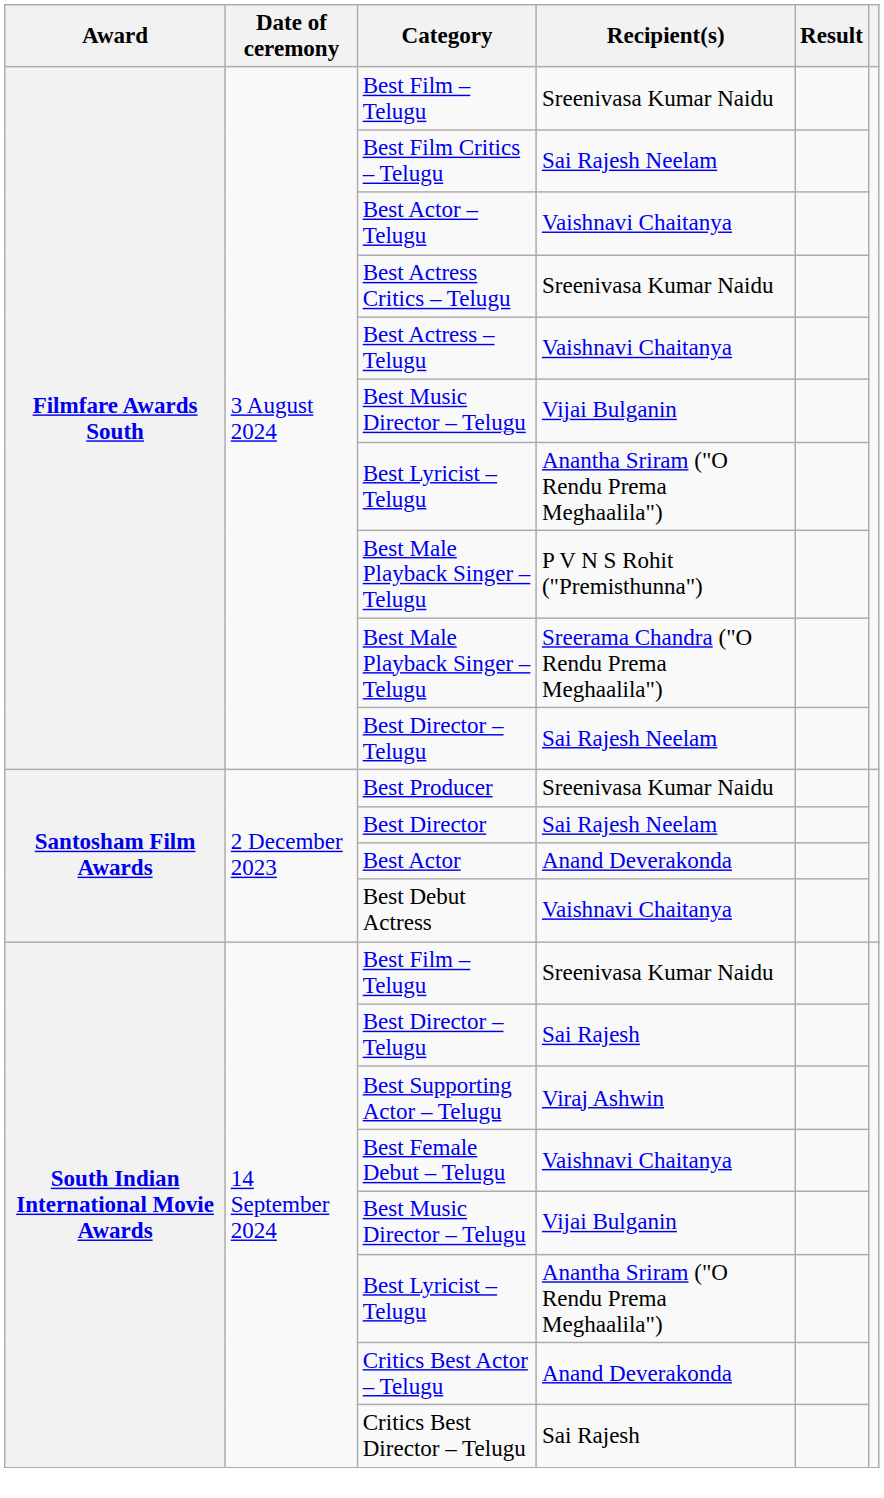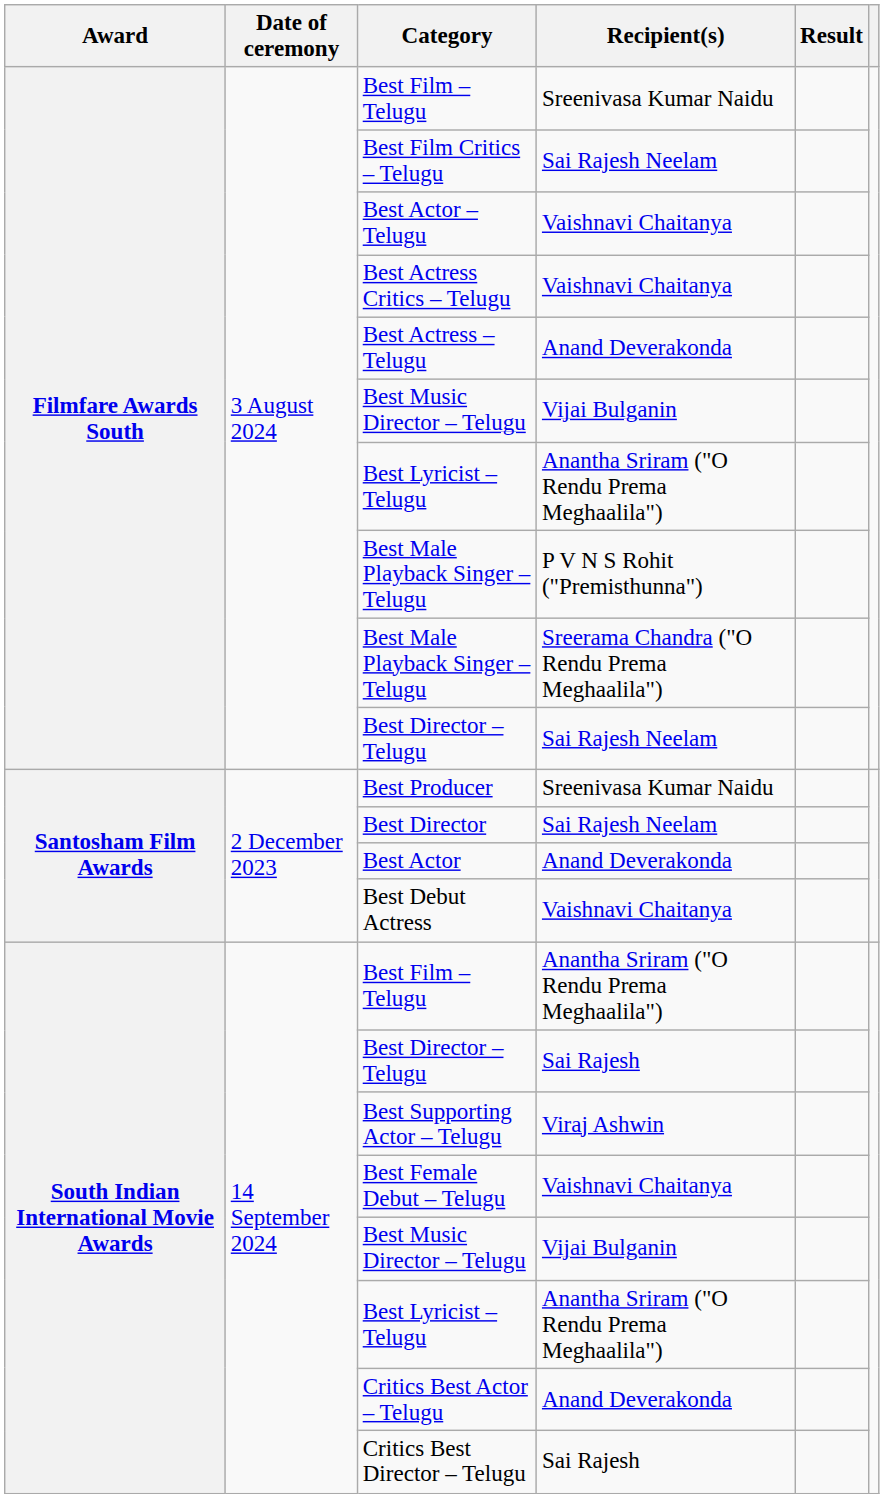(658, 285) Sreenivasa Kumar Naidu -> (637, 285) Vaishnavi Chaitanya
(637, 348) Vaishnavi Chaitanya -> (637, 348) Anand Deverakonda
(658, 972) Sreenivasa Kumar Naidu -> (635, 985) Anantha Sriram ("O Rendu Prema Meghaalila")
